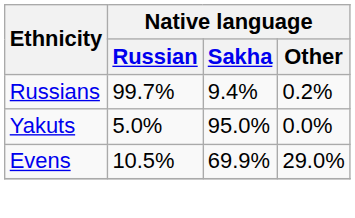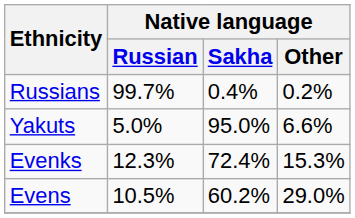(233, 91) 9.4% -> (233, 91) 0.4%
(307, 126) 0.0% -> (307, 126) 6.6%
+ row: (46, 160)
(239, 160) 69.9% -> (239, 195) 60.2%
